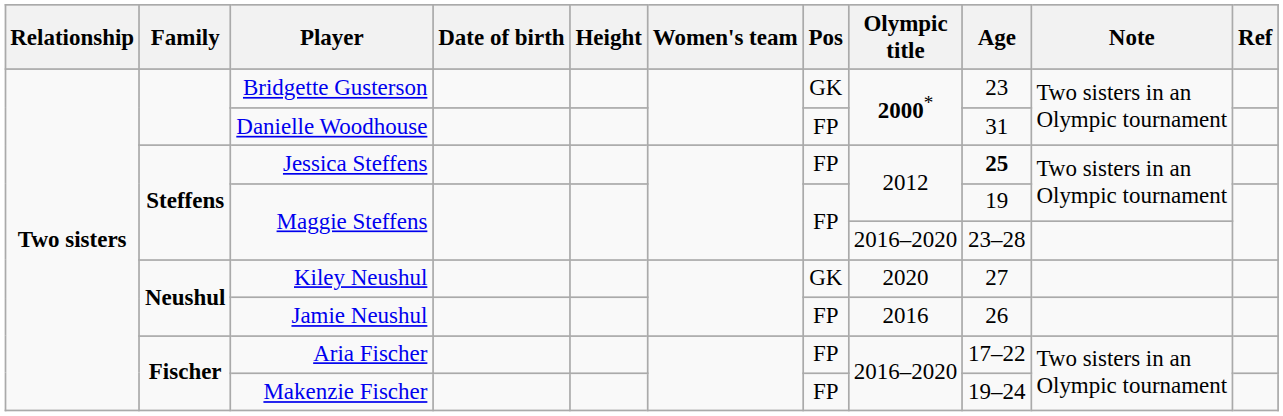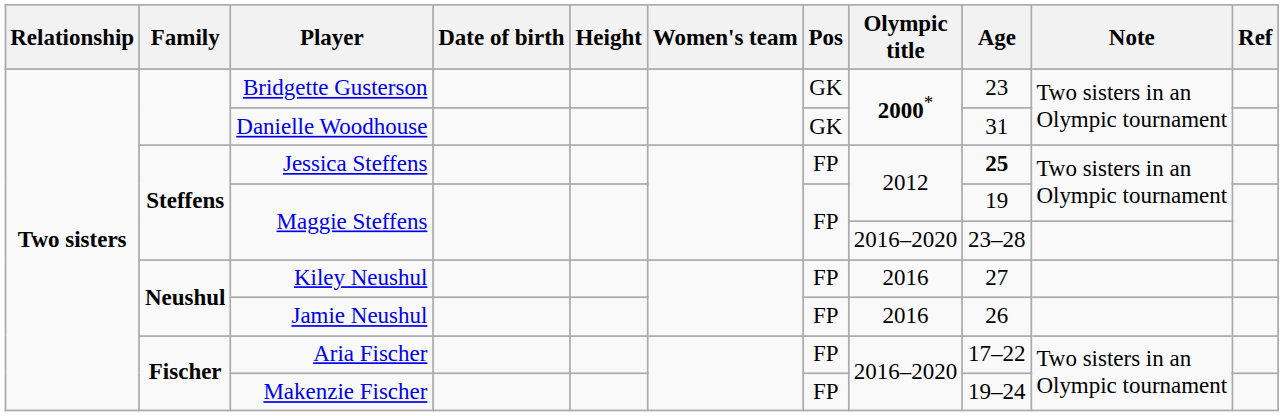(826, 125) FP -> (826, 125) GK
(826, 277) GK -> (826, 277) FP
(906, 277) 2020 -> (906, 277) 2016
